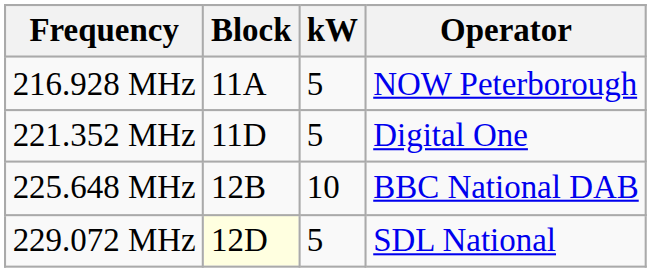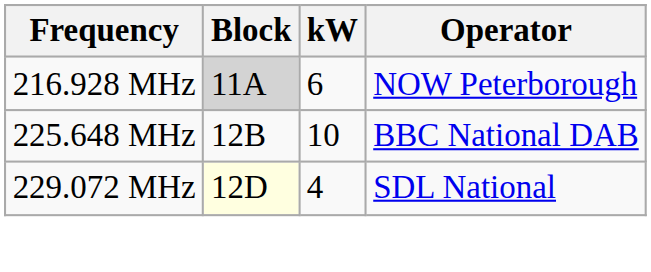(239, 82) no background -> (239, 82) lightgrey background
(315, 82) 5 -> (315, 82) 6
- row: (104, 135)
(315, 239) 5 -> (315, 187) 4
